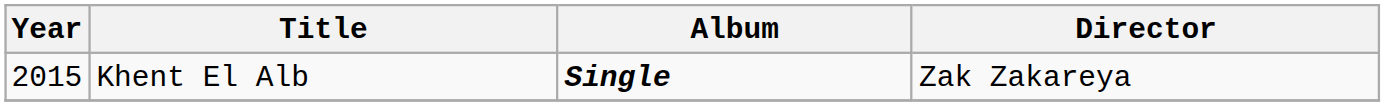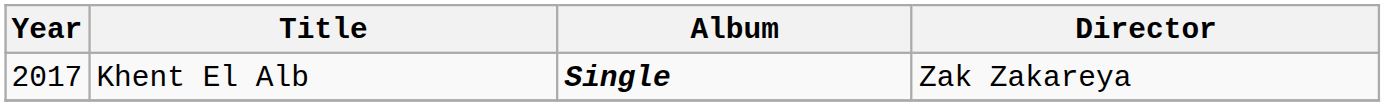(47, 77) 2015 -> (47, 77) 2017
